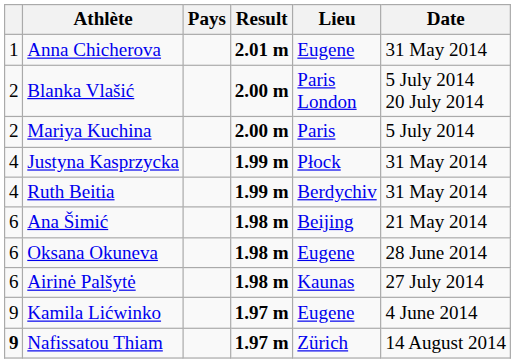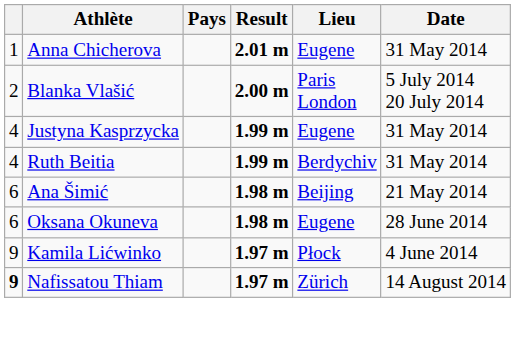- row: (89, 131)
(319, 161) Płock -> (326, 131) Eugene
- row: (81, 282)
(326, 312) Eugene -> (319, 252) Płock
